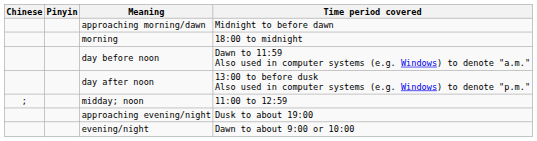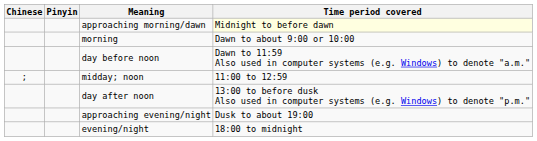(274, 25) no background -> (274, 25) lightyellow background
(259, 39) 18:00 to midnight -> (285, 39) Dawn to about 9:00 or 10:00
rows swapped: (113, 101) <-> (118, 82)
(285, 129) Dawn to about 9:00 or 10:00 -> (259, 129) 18:00 to midnight
